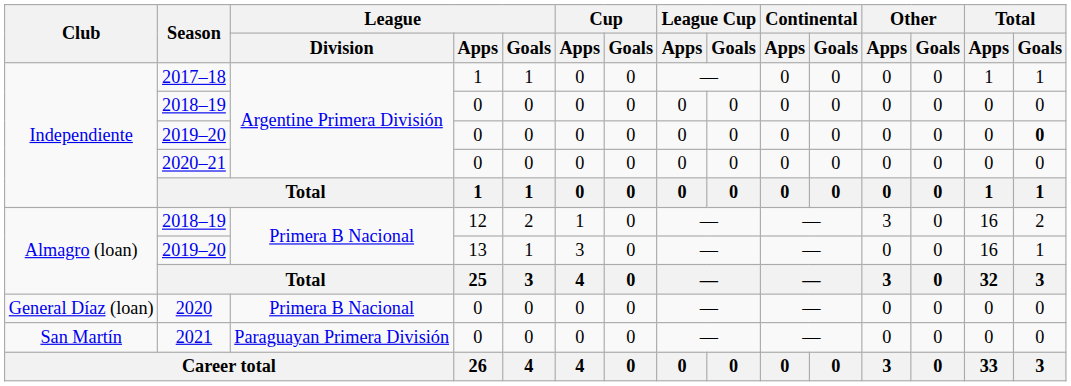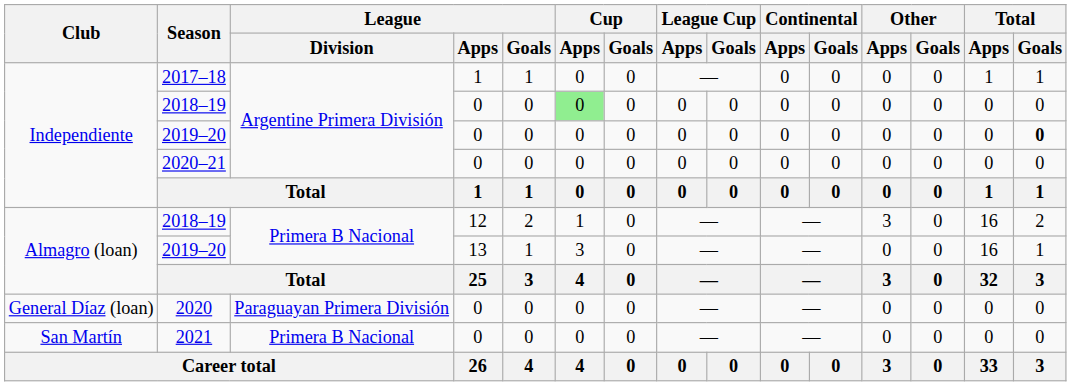(580, 105) no background -> (580, 105) lightgreen background
(342, 308) Primera B Nacional -> (342, 308) Paraguayan Primera División
(342, 337) Paraguayan Primera División -> (342, 337) Primera B Nacional
